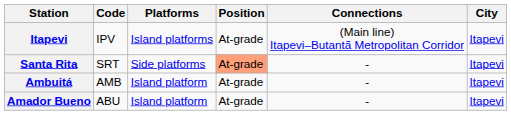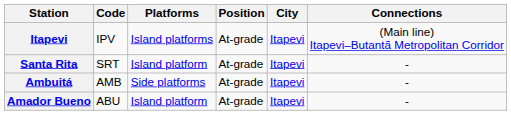columns swapped: (367, 13) <-> (487, 13)
(168, 63) Side platforms -> (169, 63) Island platform
(241, 63) lightsalmon background -> (241, 63) no background
(169, 82) Island platform -> (168, 82) Side platforms
